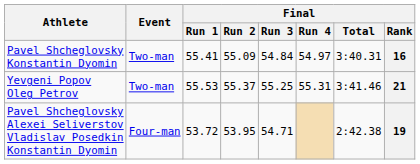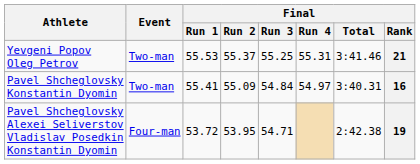rows swapped: (65, 56) <-> (49, 87)
